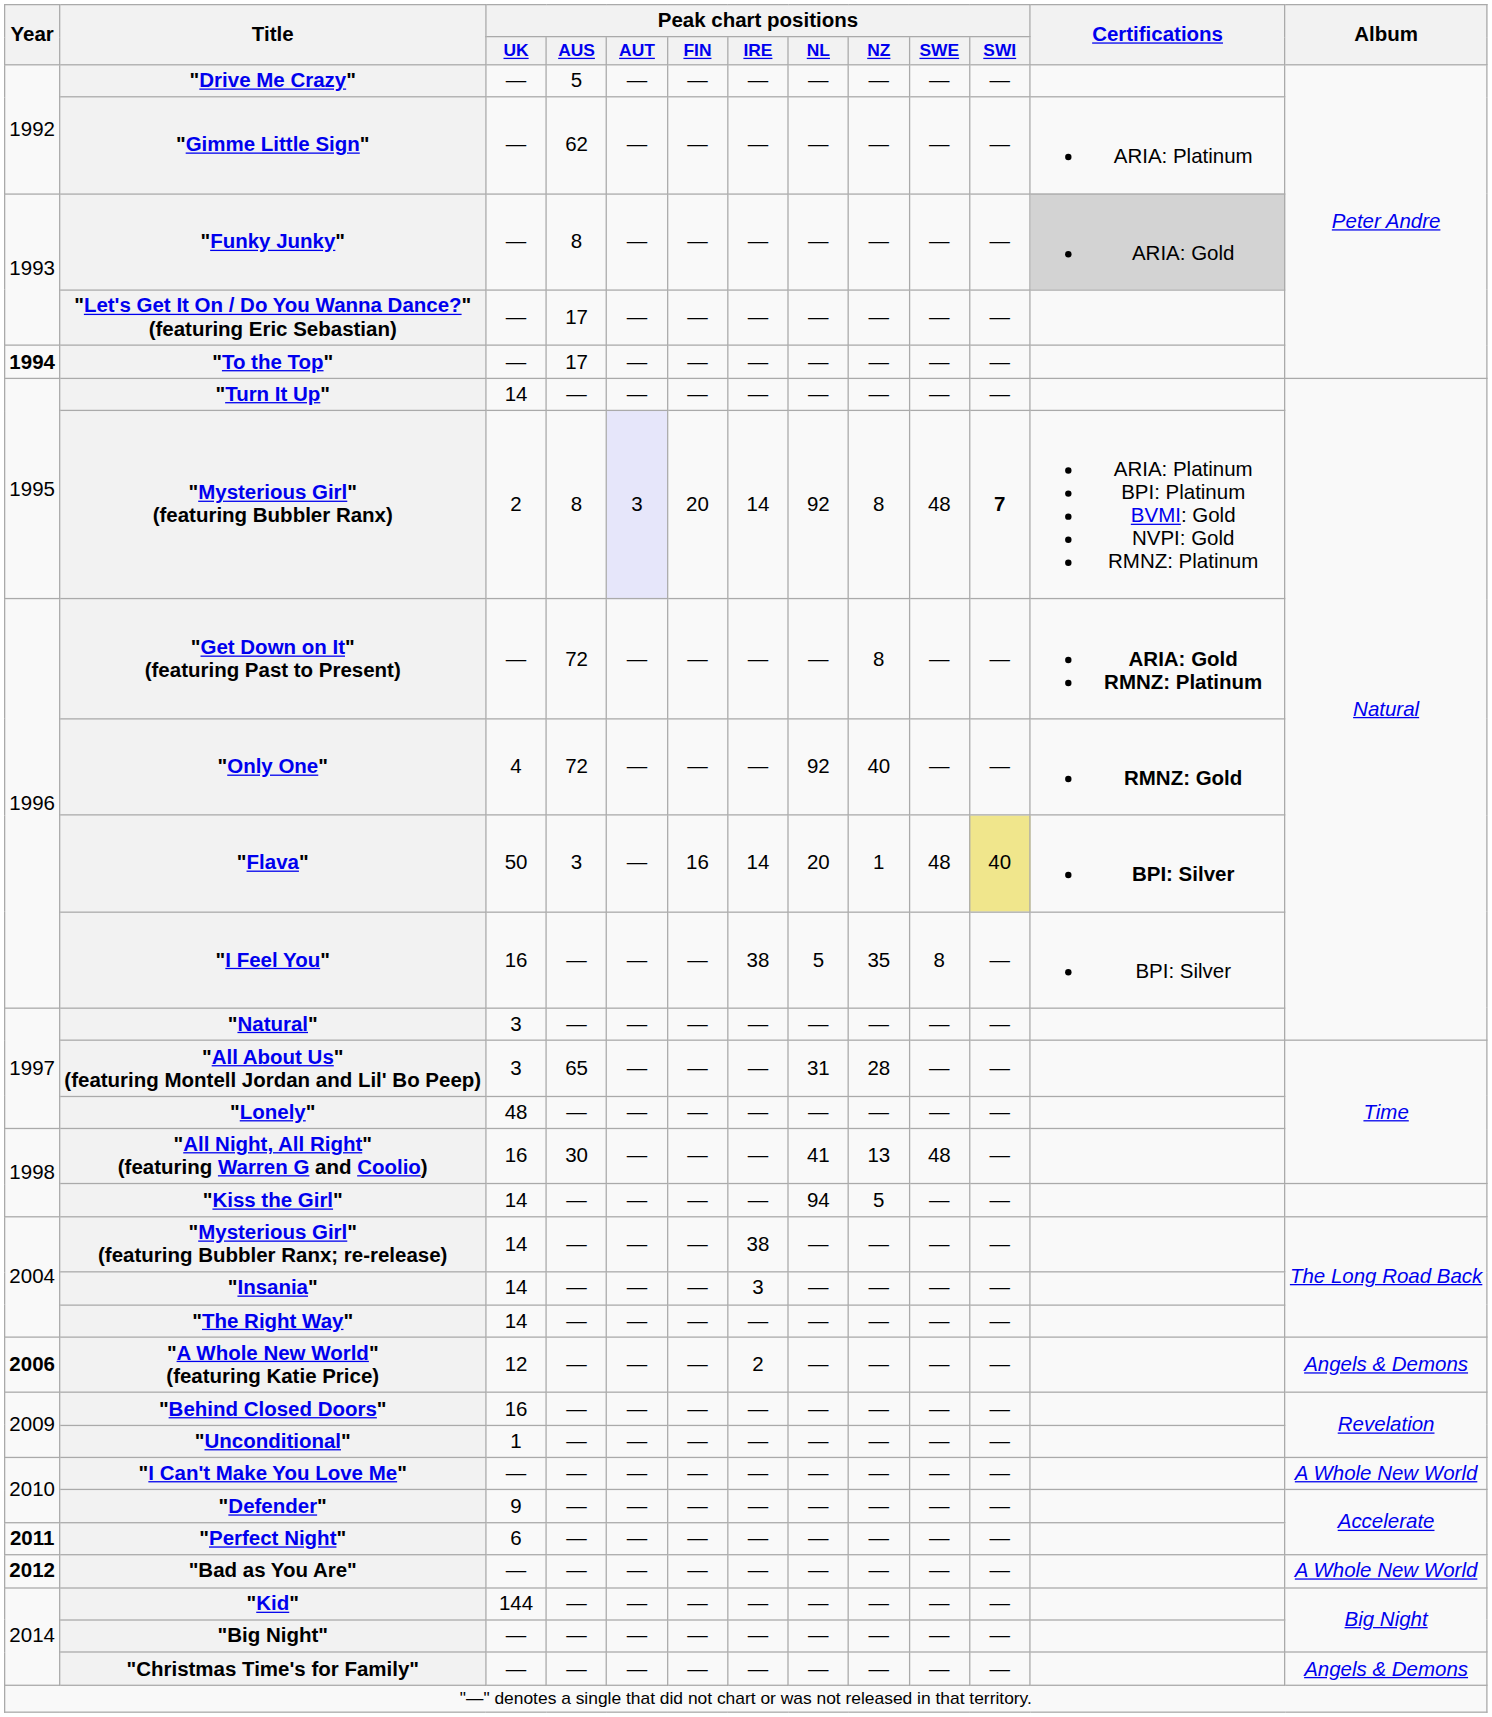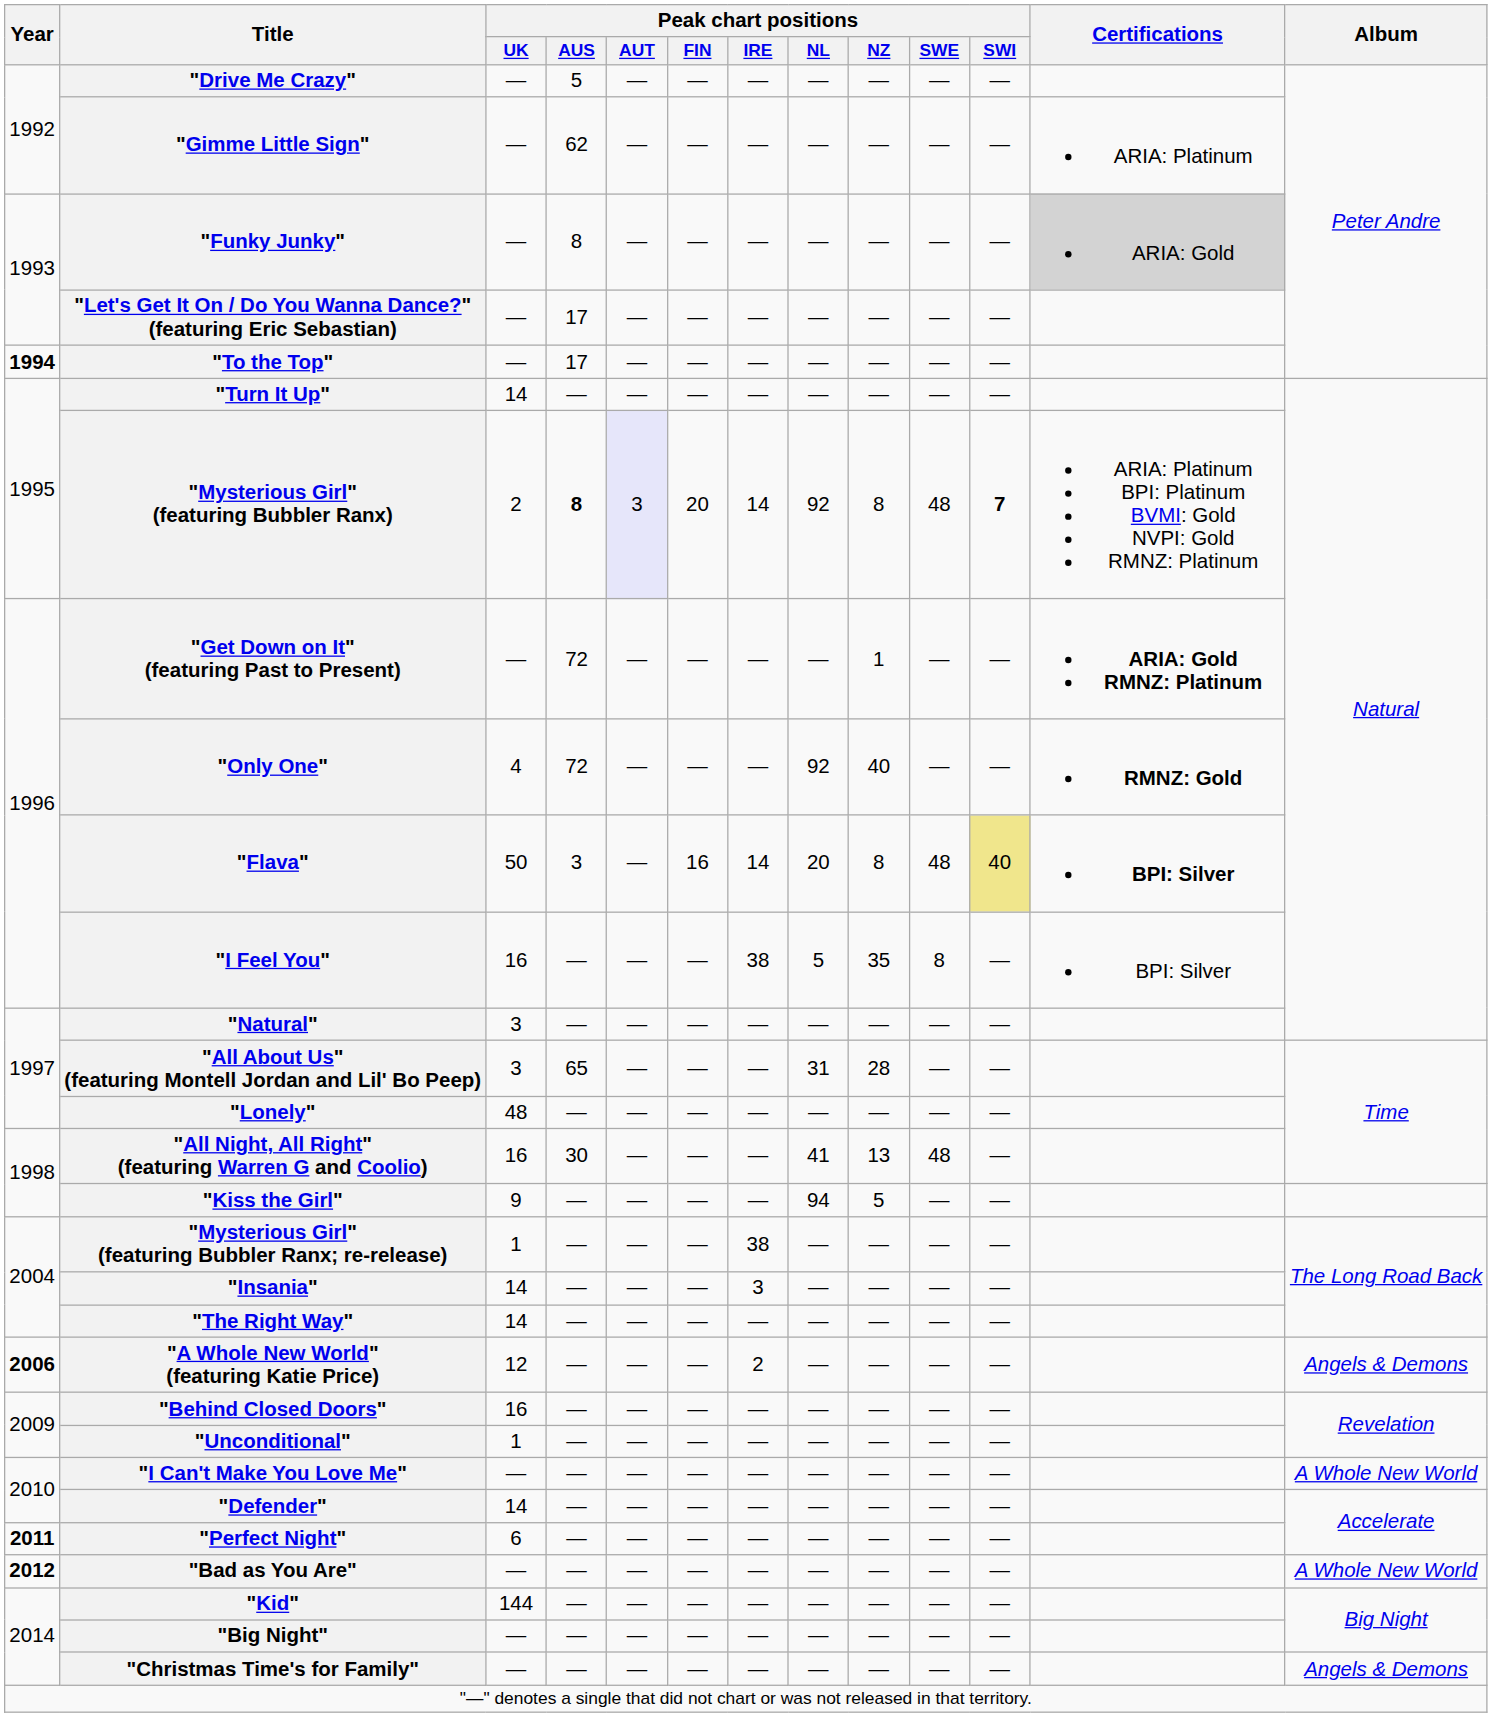(577, 504) normal -> (577, 504) bold
(879, 658) 8 -> (879, 658) 1
(879, 863) 1 -> (879, 863) 8
(516, 1200) 14 -> (516, 1200) 9
(516, 1244) 14 -> (516, 1244) 1
(516, 1506) 9 -> (516, 1506) 14
